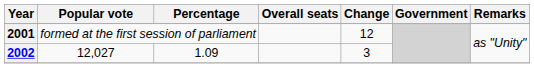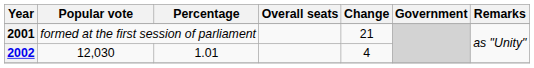(367, 33) 12 -> (367, 33) 21
(96, 53) 12,027 -> (96, 53) 12,030
(206, 53) 1.09 -> (206, 53) 1.01
(367, 53) 3 -> (367, 53) 4
